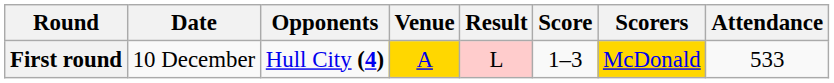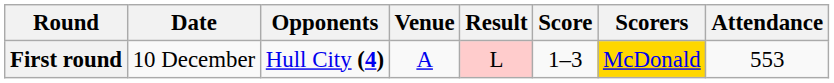(425, 58) gold background -> (425, 58) no background
(767, 58) 533 -> (767, 58) 553
